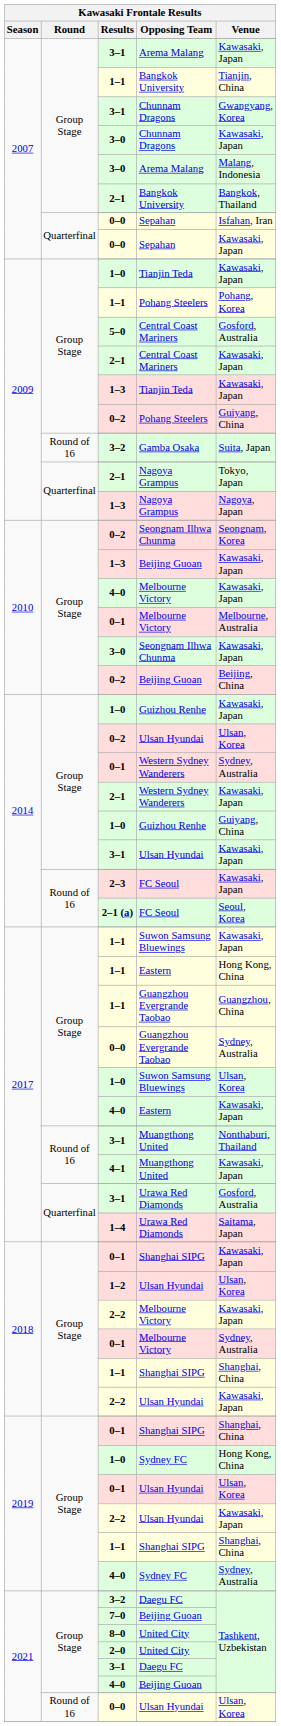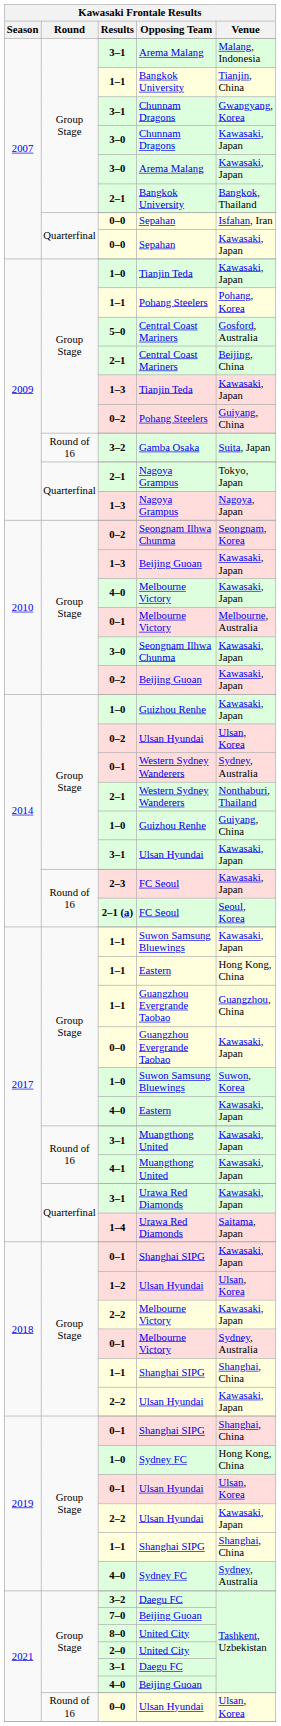(241, 53) Kawasaki, Japan -> (239, 53) Malang, Indonesia
(239, 169) Malang, Indonesia -> (241, 169) Kawasaki, Japan
(241, 360) Kawasaki, Japan -> (236, 360) Beijing, China
(236, 680) Beijing, China -> (241, 680) Kawasaki, Japan
(241, 796) Kawasaki, Japan -> (244, 796) Nonthaburi, Thailand
(238, 1047) Sydney, Australia -> (241, 1047) Kawasaki, Japan
(232, 1082) Ulsan, Korea -> (235, 1082) Suwon, Korea
(244, 1140) Nonthaburi, Thailand -> (241, 1140) Kawasaki, Japan
(238, 1198) Gosford, Australia -> (241, 1198) Kawasaki, Japan
